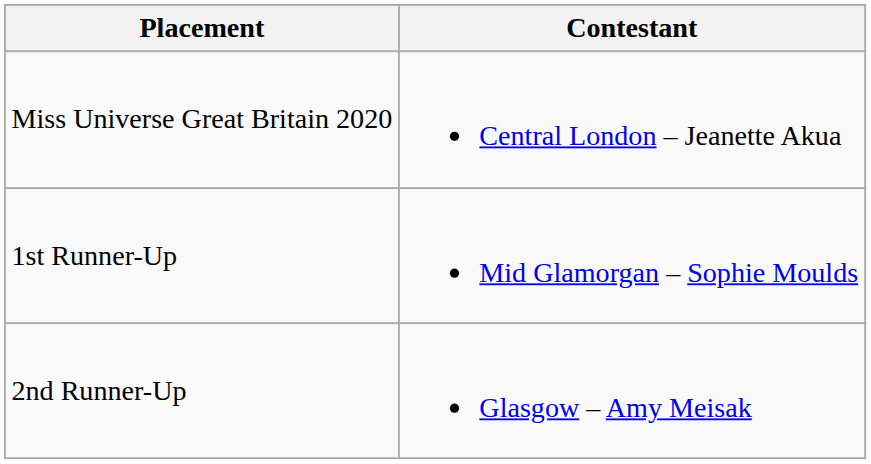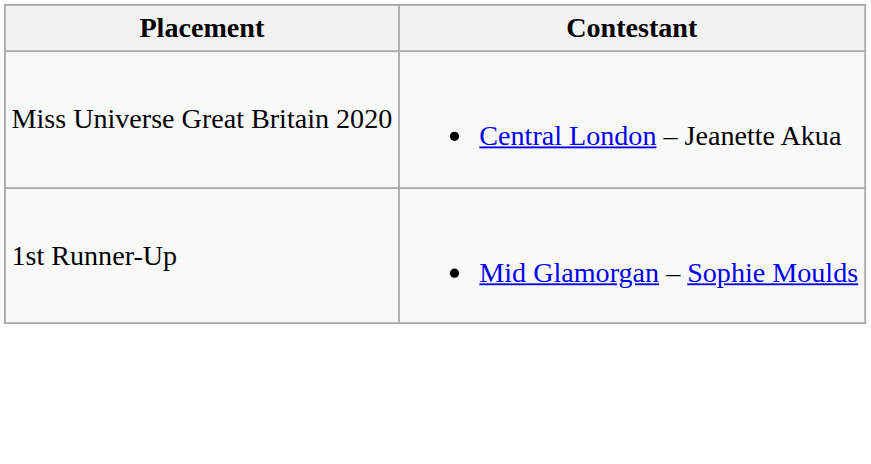- row: (99, 390)
